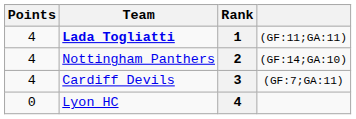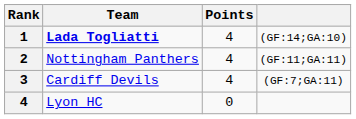columns swapped: (237, 15) <-> (32, 15)
(303, 38) (GF:11;GA:11) -> (303, 38) (GF:14;GA:10)
(303, 60) (GF:14;GA:10) -> (303, 60) (GF:11;GA:11)
